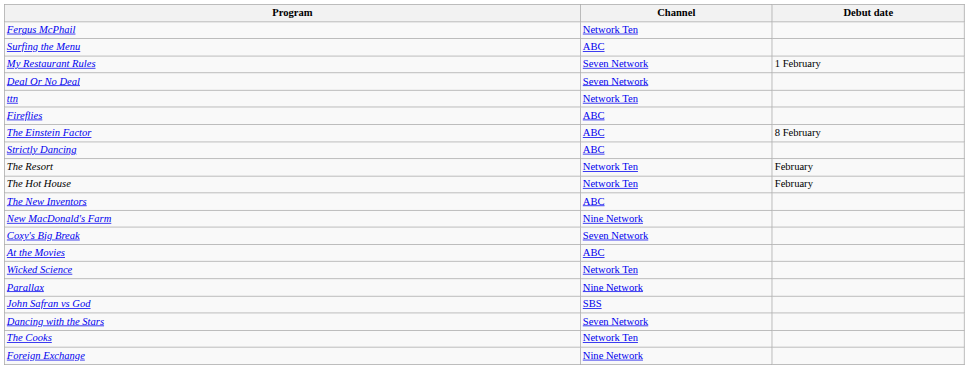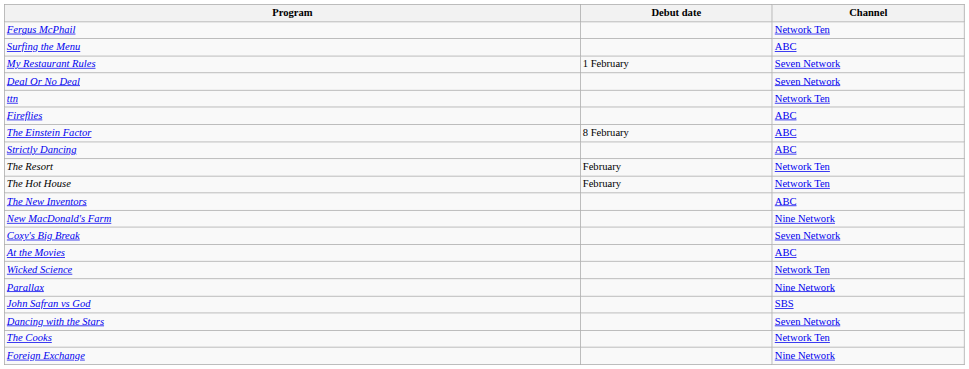columns swapped: (676, 12) <-> (868, 12)
